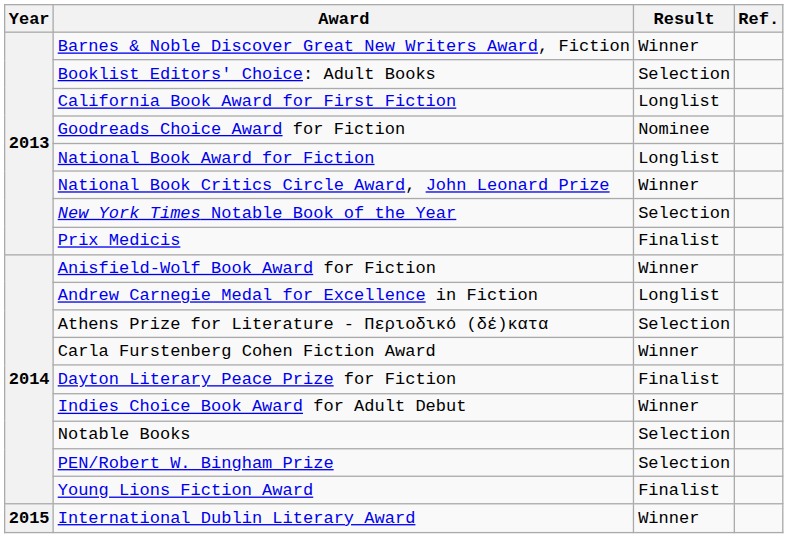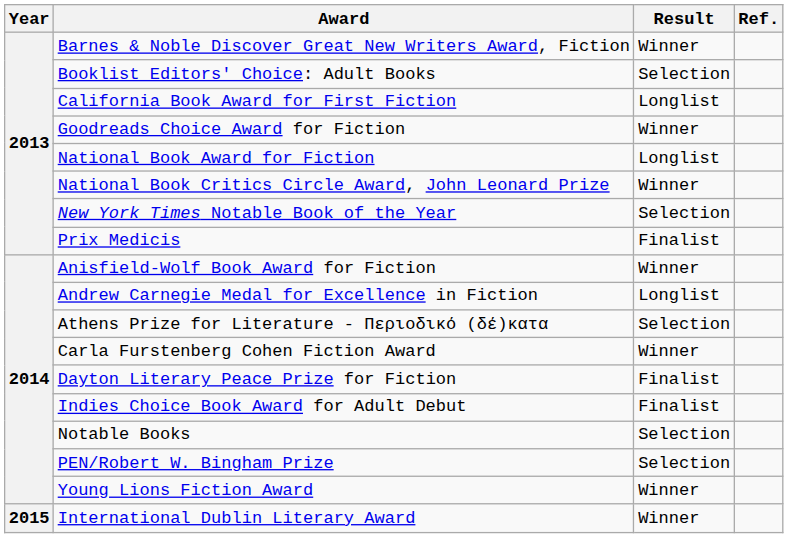(674, 130) Nominee -> (669, 130) Winner
(669, 407) Winner -> (679, 407) Finalist
(679, 490) Finalist -> (669, 490) Winner
